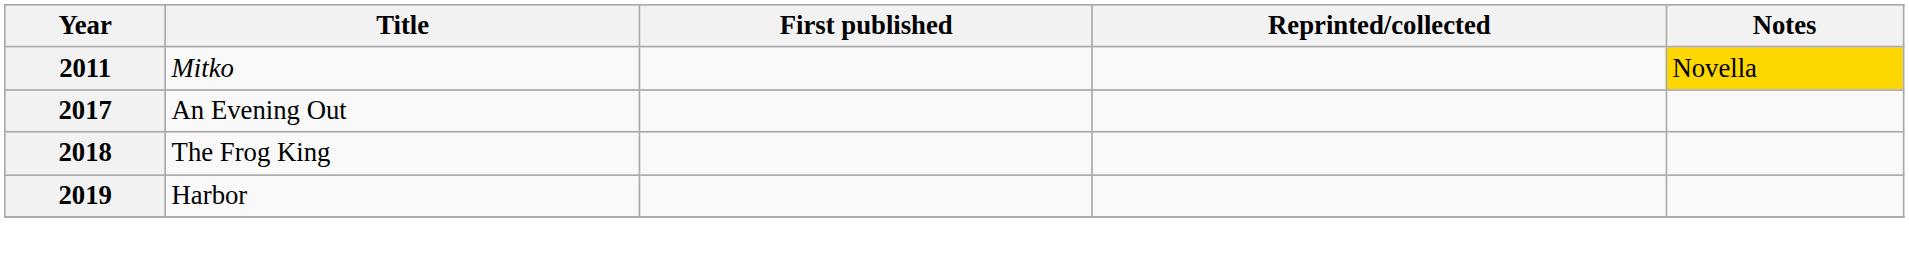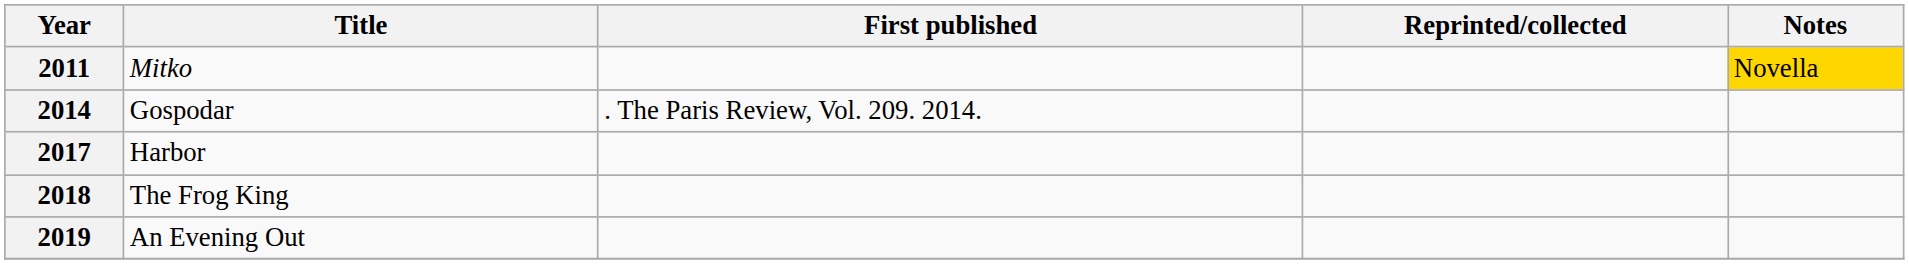+ row: (64, 110)
(259, 110) An Evening Out -> (168, 152) Harbor
(209, 195) Harbor -> (217, 237) An Evening Out
